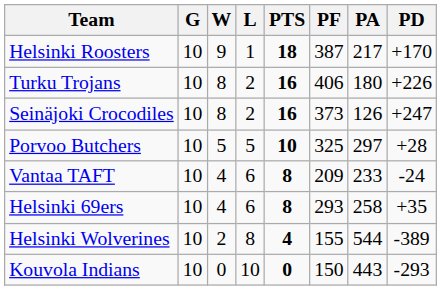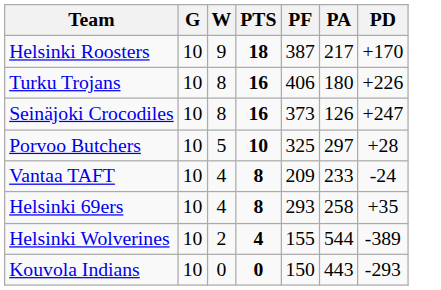- column: (250, 20)
